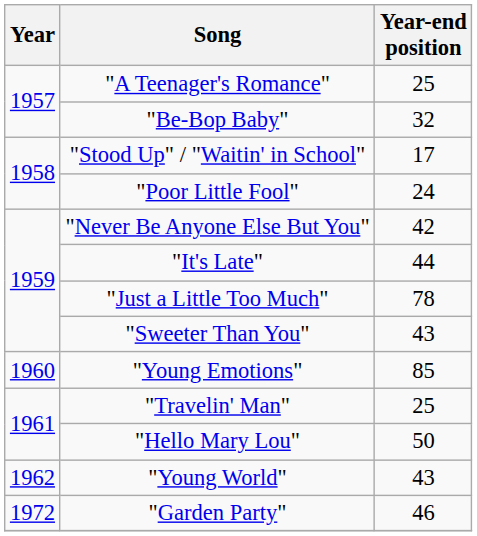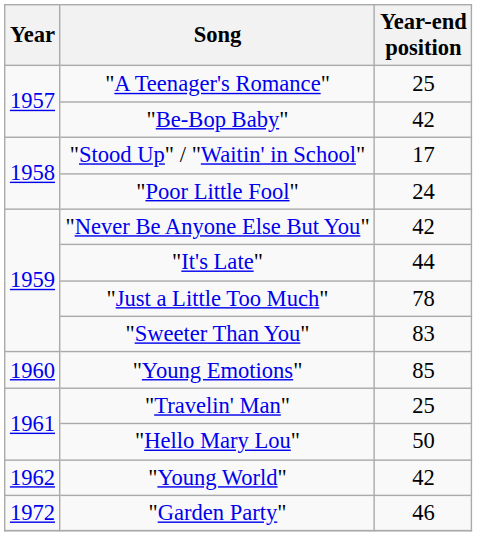(423, 119) 32 -> (423, 119) 42
(423, 333) 43 -> (423, 333) 83
(423, 477) 43 -> (423, 477) 42
